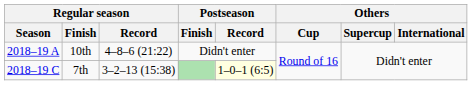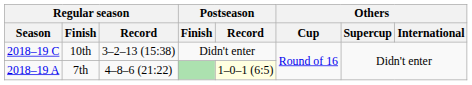(33, 51) 2018–19 A -> (33, 51) 2018–19 C
(139, 51) 4–8–6 (21:22) -> (139, 51) 3–2–13 (15:38)
(33, 70) 2018–19 C -> (33, 70) 2018–19 A
(139, 70) 3–2–13 (15:38) -> (139, 70) 4–8–6 (21:22)
